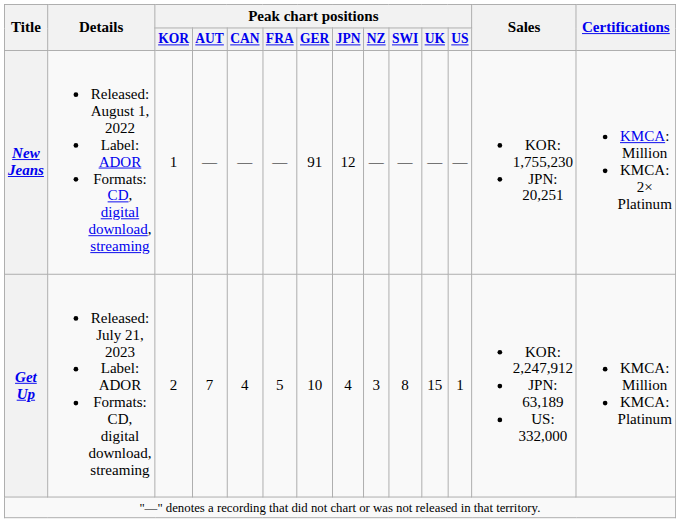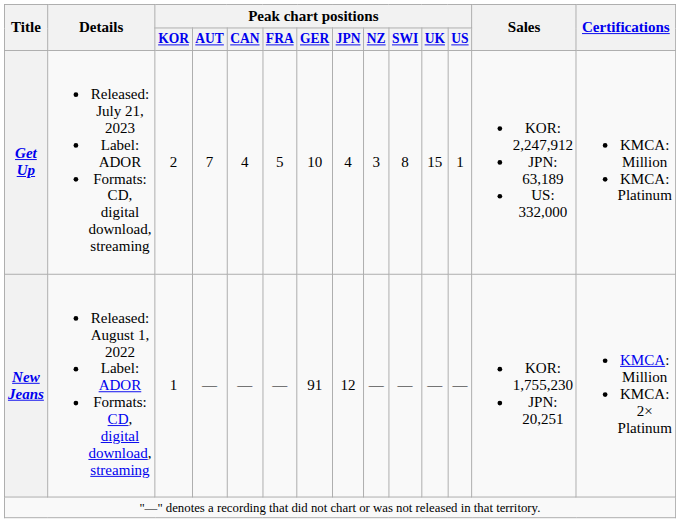rows swapped: (26, 162) <-> (26, 385)
